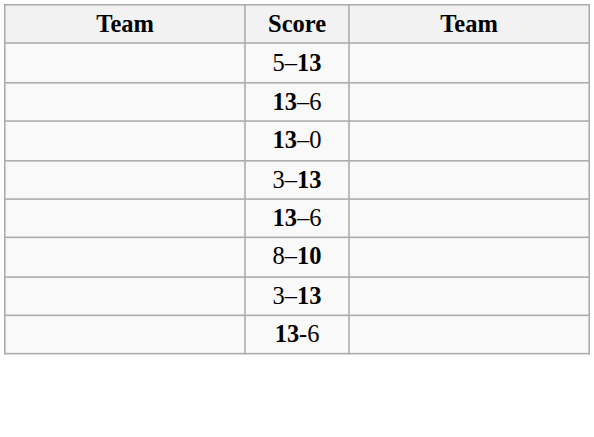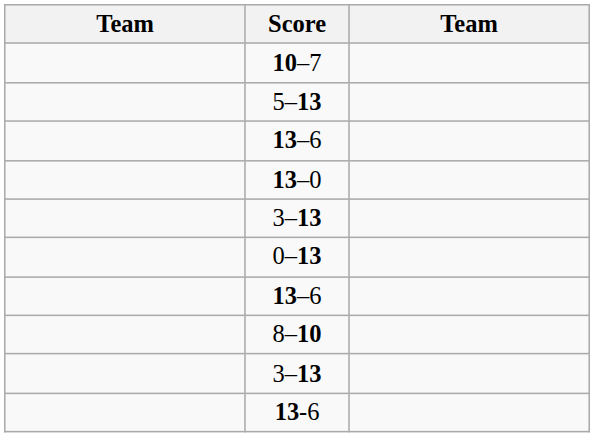+ row: (125, 63)
+ row: (125, 257)
